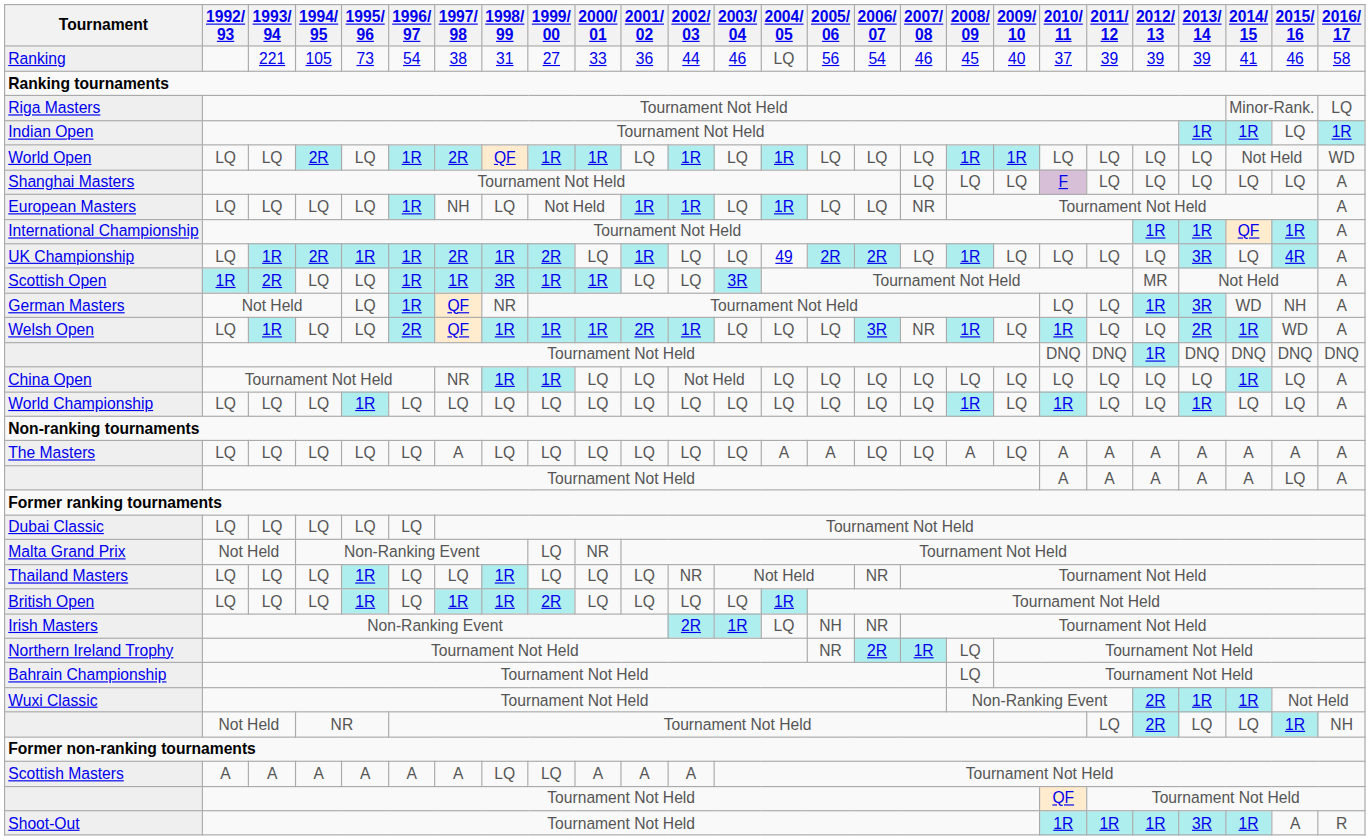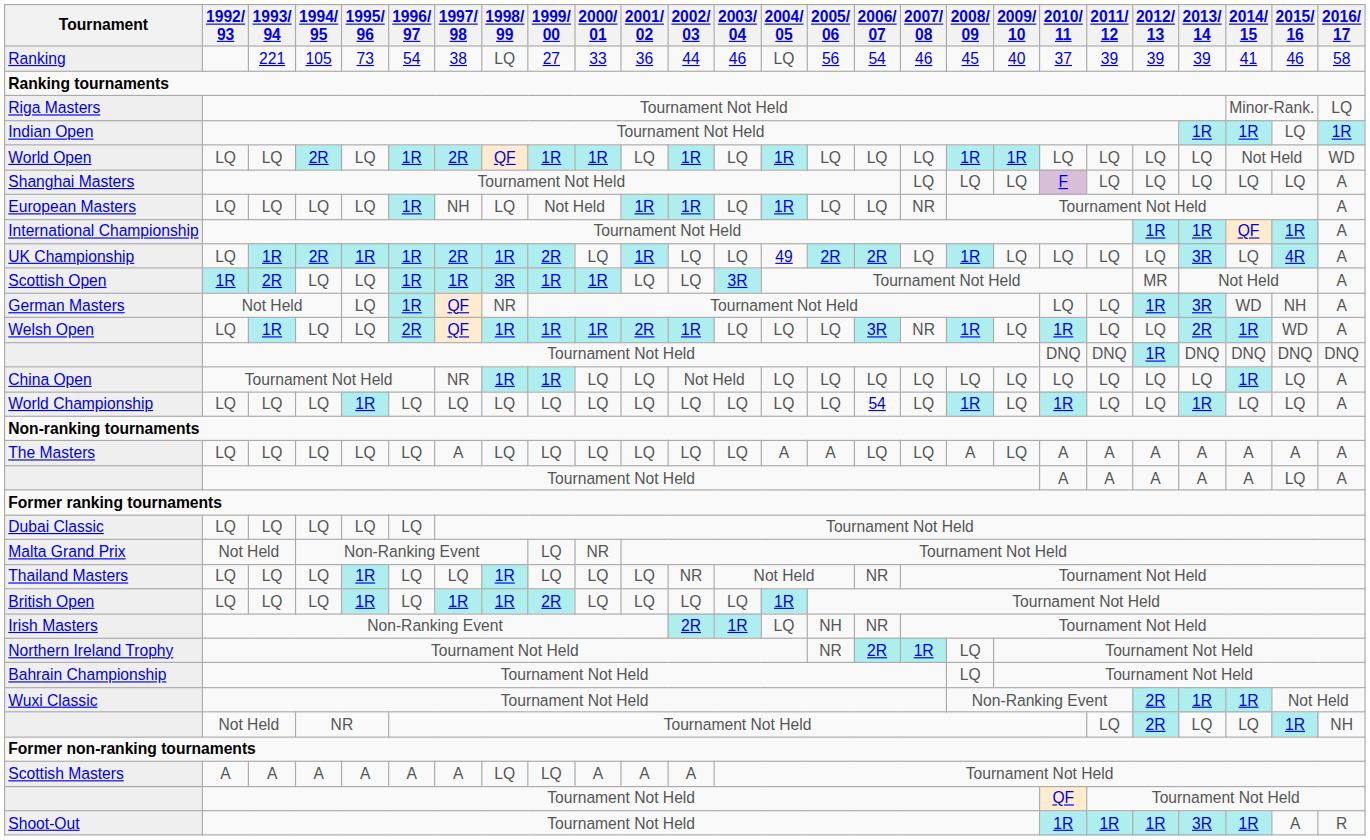(505, 58) 31 -> (505, 58) LQ
(877, 404) LQ -> (877, 404) 54
